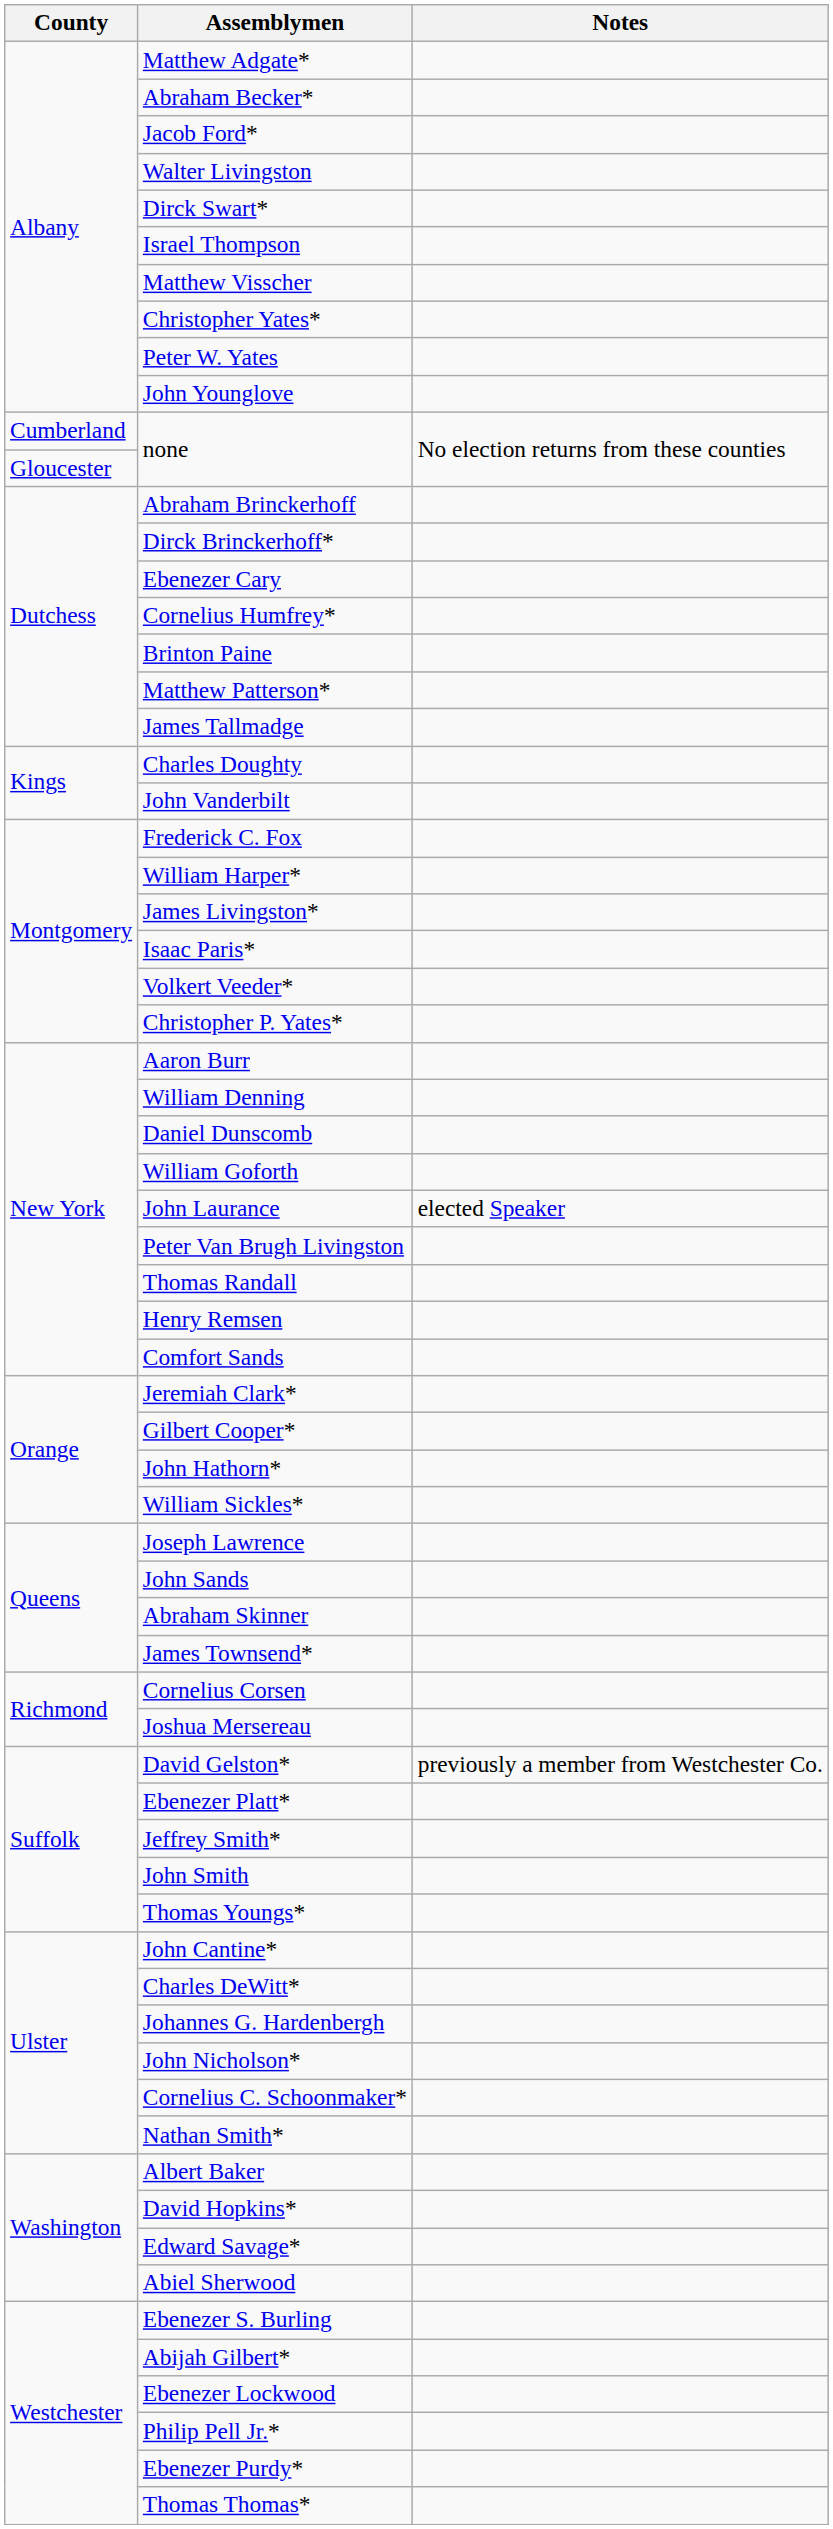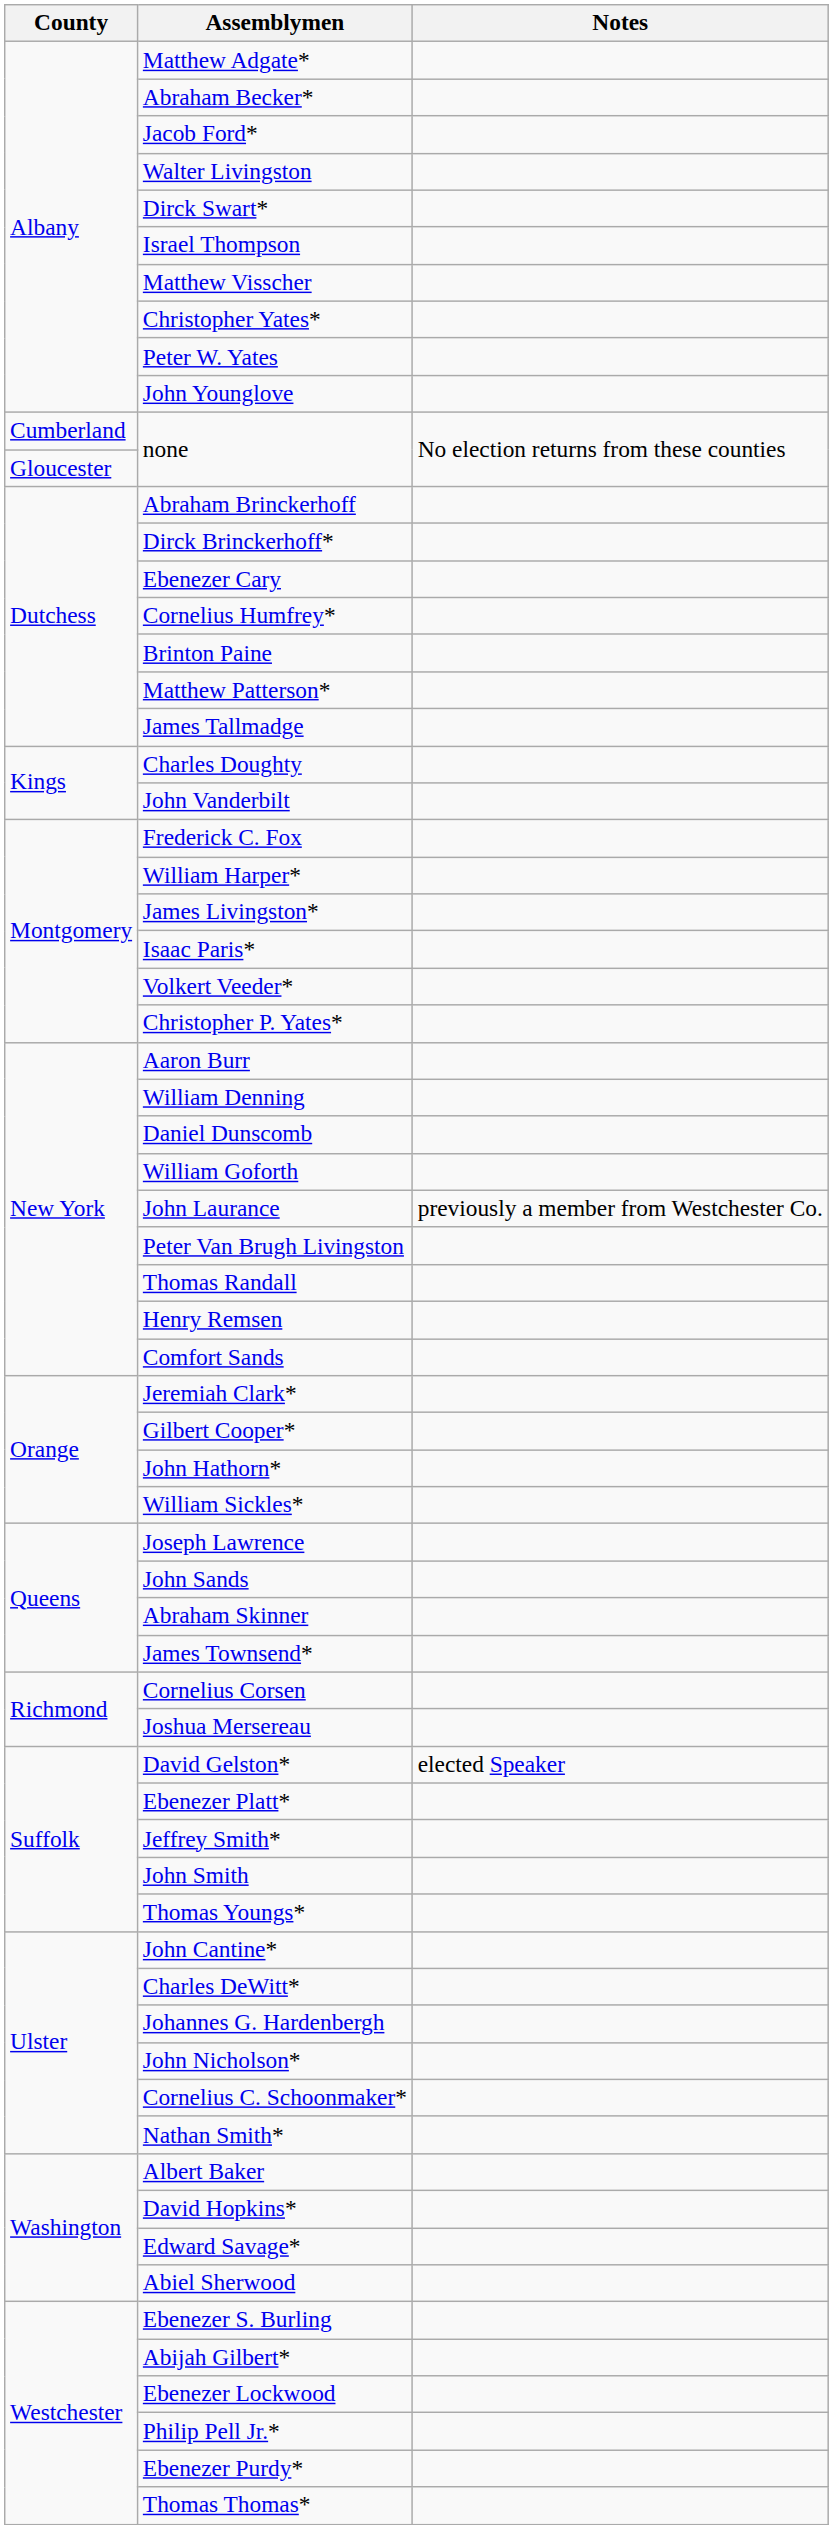(491, 1208) elected Speaker -> (620, 1208) previously a member from Westchester Co.
(620, 1764) previously a member from Westchester Co. -> (491, 1764) elected Speaker
